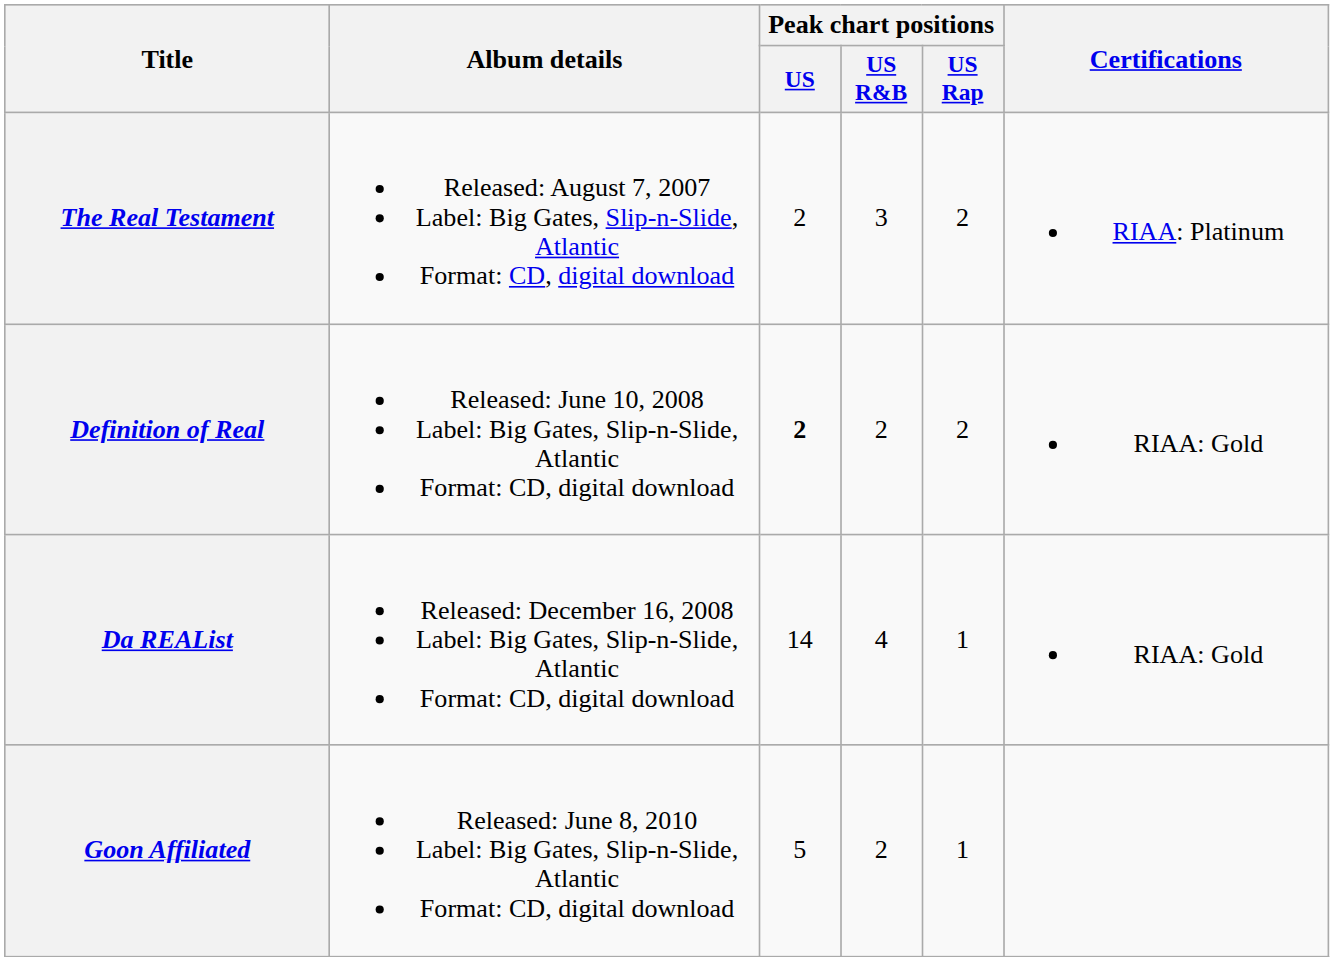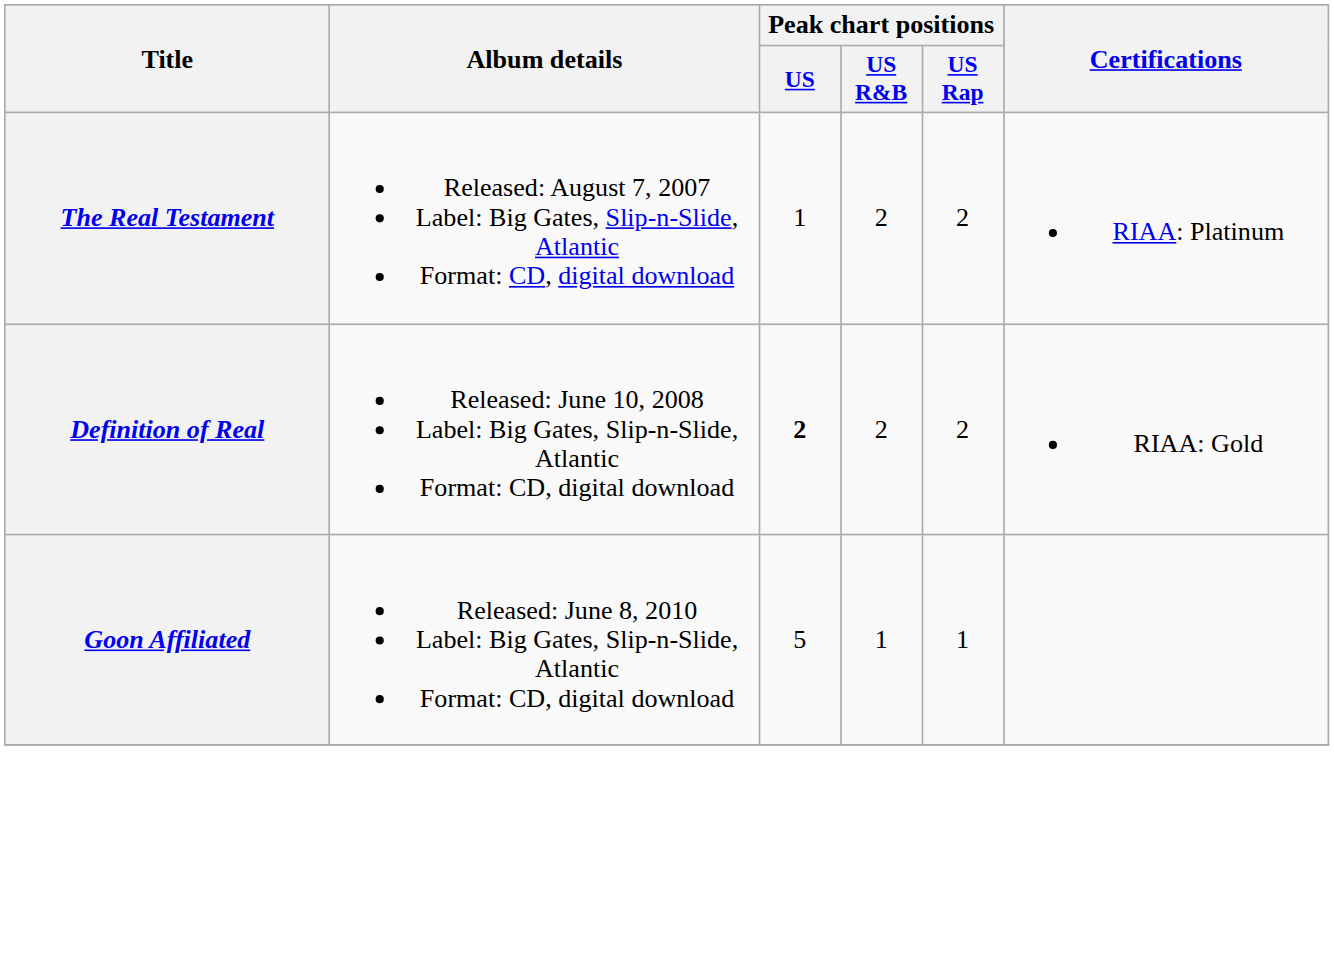(800, 217) 2 -> (800, 217) 1
(881, 217) 3 -> (881, 217) 2
- row: (167, 639)
(881, 850) 2 -> (881, 639) 1
